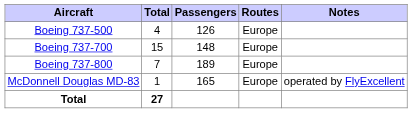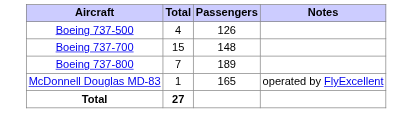- column: (260, 13)
